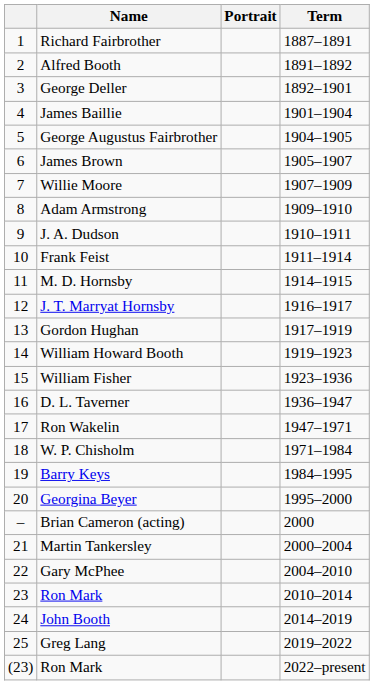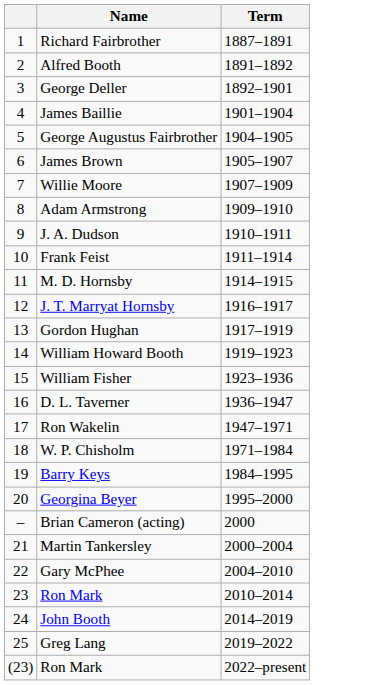- column: (251, 16)
